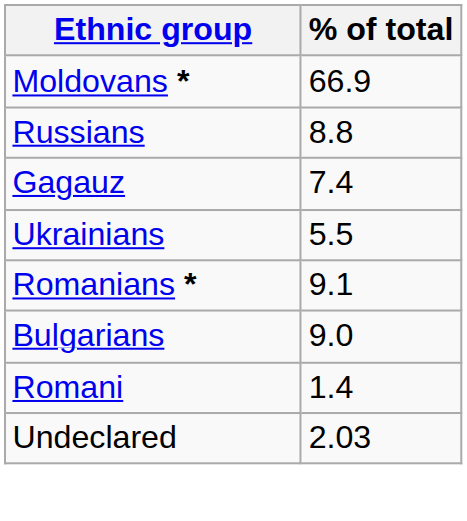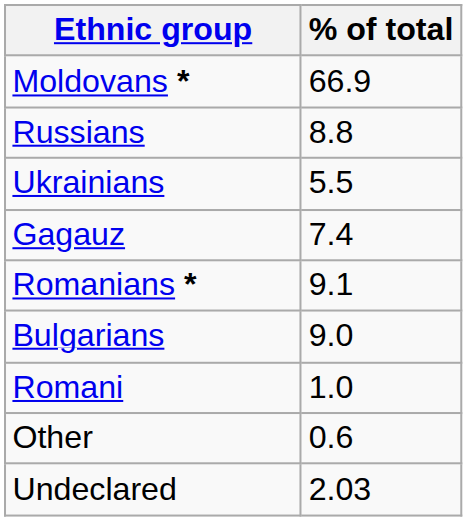rows swapped: (69, 183) <-> (88, 234)
(331, 387) 1.4 -> (331, 387) 1.0
+ row: (53, 438)
